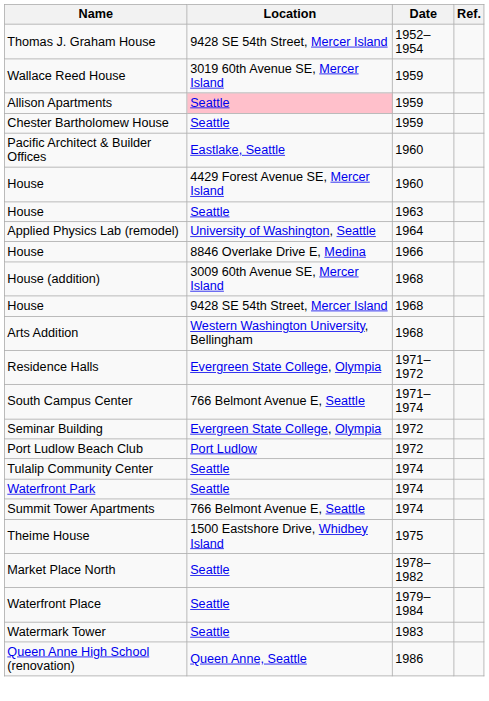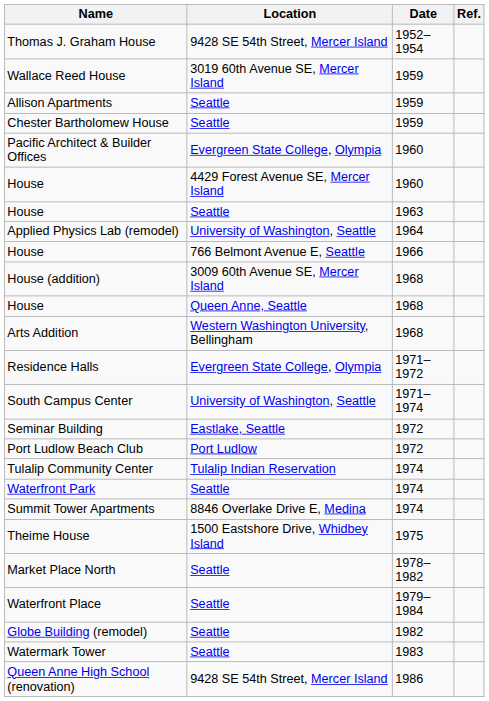(210, 103) pink background -> (210, 103) no background
(238, 150) Eastlake, Seattle -> (286, 150) Evergreen State College, Olympia
(278, 251) 8846 Overlake Drive E, Medina -> (278, 251) 766 Belmont Avenue E, Seattle
(289, 306) 9428 SE 54th Street, Mercer Island -> (248, 306) Queen Anne, Seattle
(278, 401) 766 Belmont Avenue E, Seattle -> (283, 401) University of Washington, Seattle
(286, 428) Evergreen State College, Olympia -> (238, 428) Eastlake, Seattle
(210, 469) Seattle -> (263, 469) Tulalip Indian Reservation
(278, 509) 766 Belmont Avenue E, Seattle -> (278, 509) 8846 Overlake Drive E, Medina
+ row: (77, 632)
(248, 659) Queen Anne, Seattle -> (289, 679) 9428 SE 54th Street, Mercer Island
